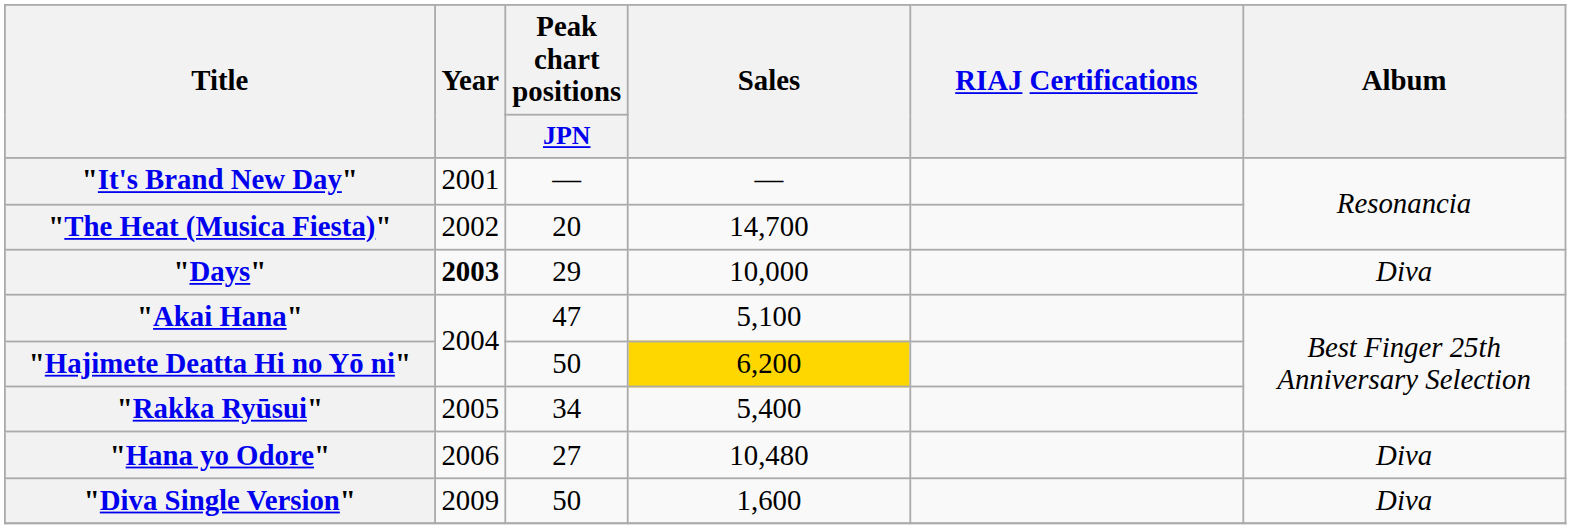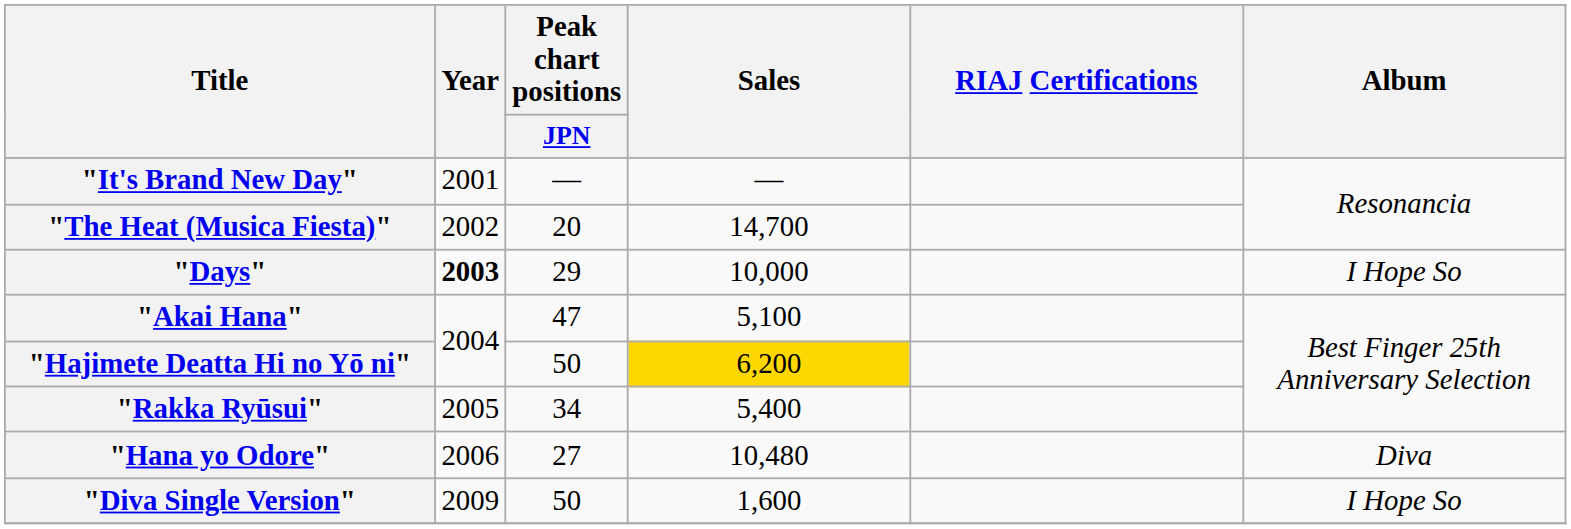(1404, 271) Diva -> (1404, 271) I Hope So
(1404, 500) Diva -> (1404, 500) I Hope So
